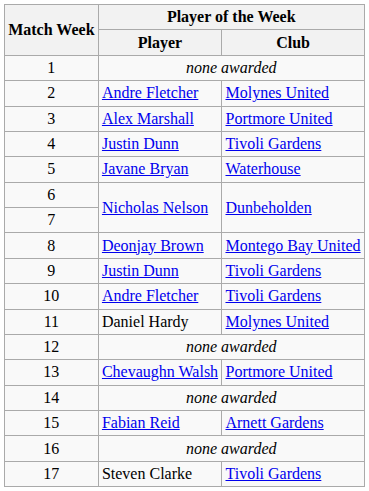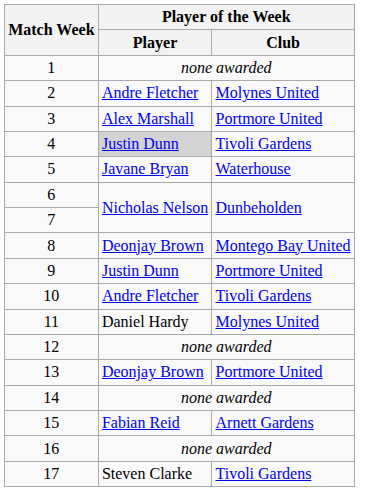(140, 144) no background -> (140, 144) lightgrey background
(273, 270) Tivoli Gardens -> (269, 270) Portmore United
(160, 372) Chevaughn Walsh -> (153, 372) Deonjay Brown
